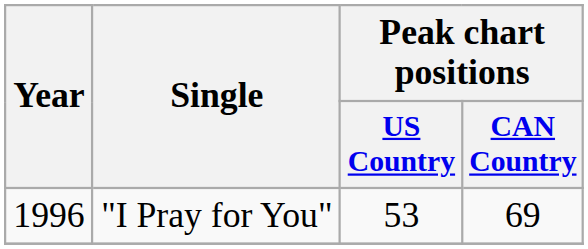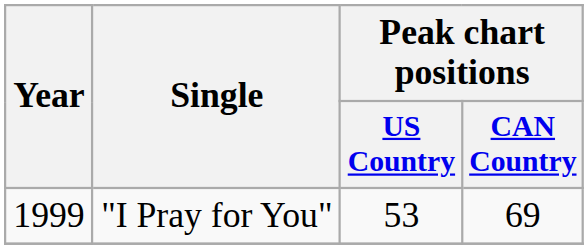(49, 214) 1996 -> (49, 214) 1999
